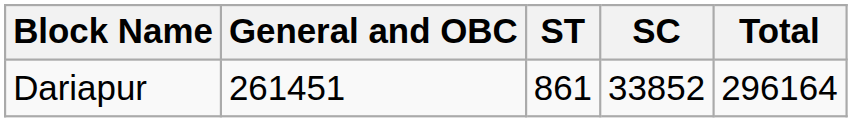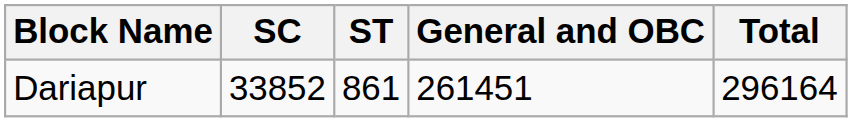columns swapped: (657, 32) <-> (373, 32)
